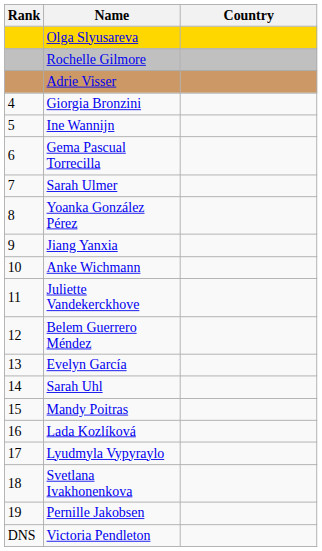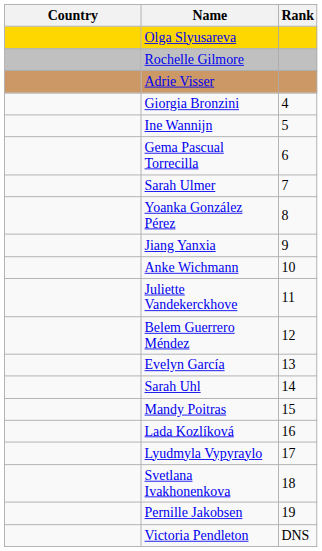columns swapped: (24, 15) <-> (249, 15)
